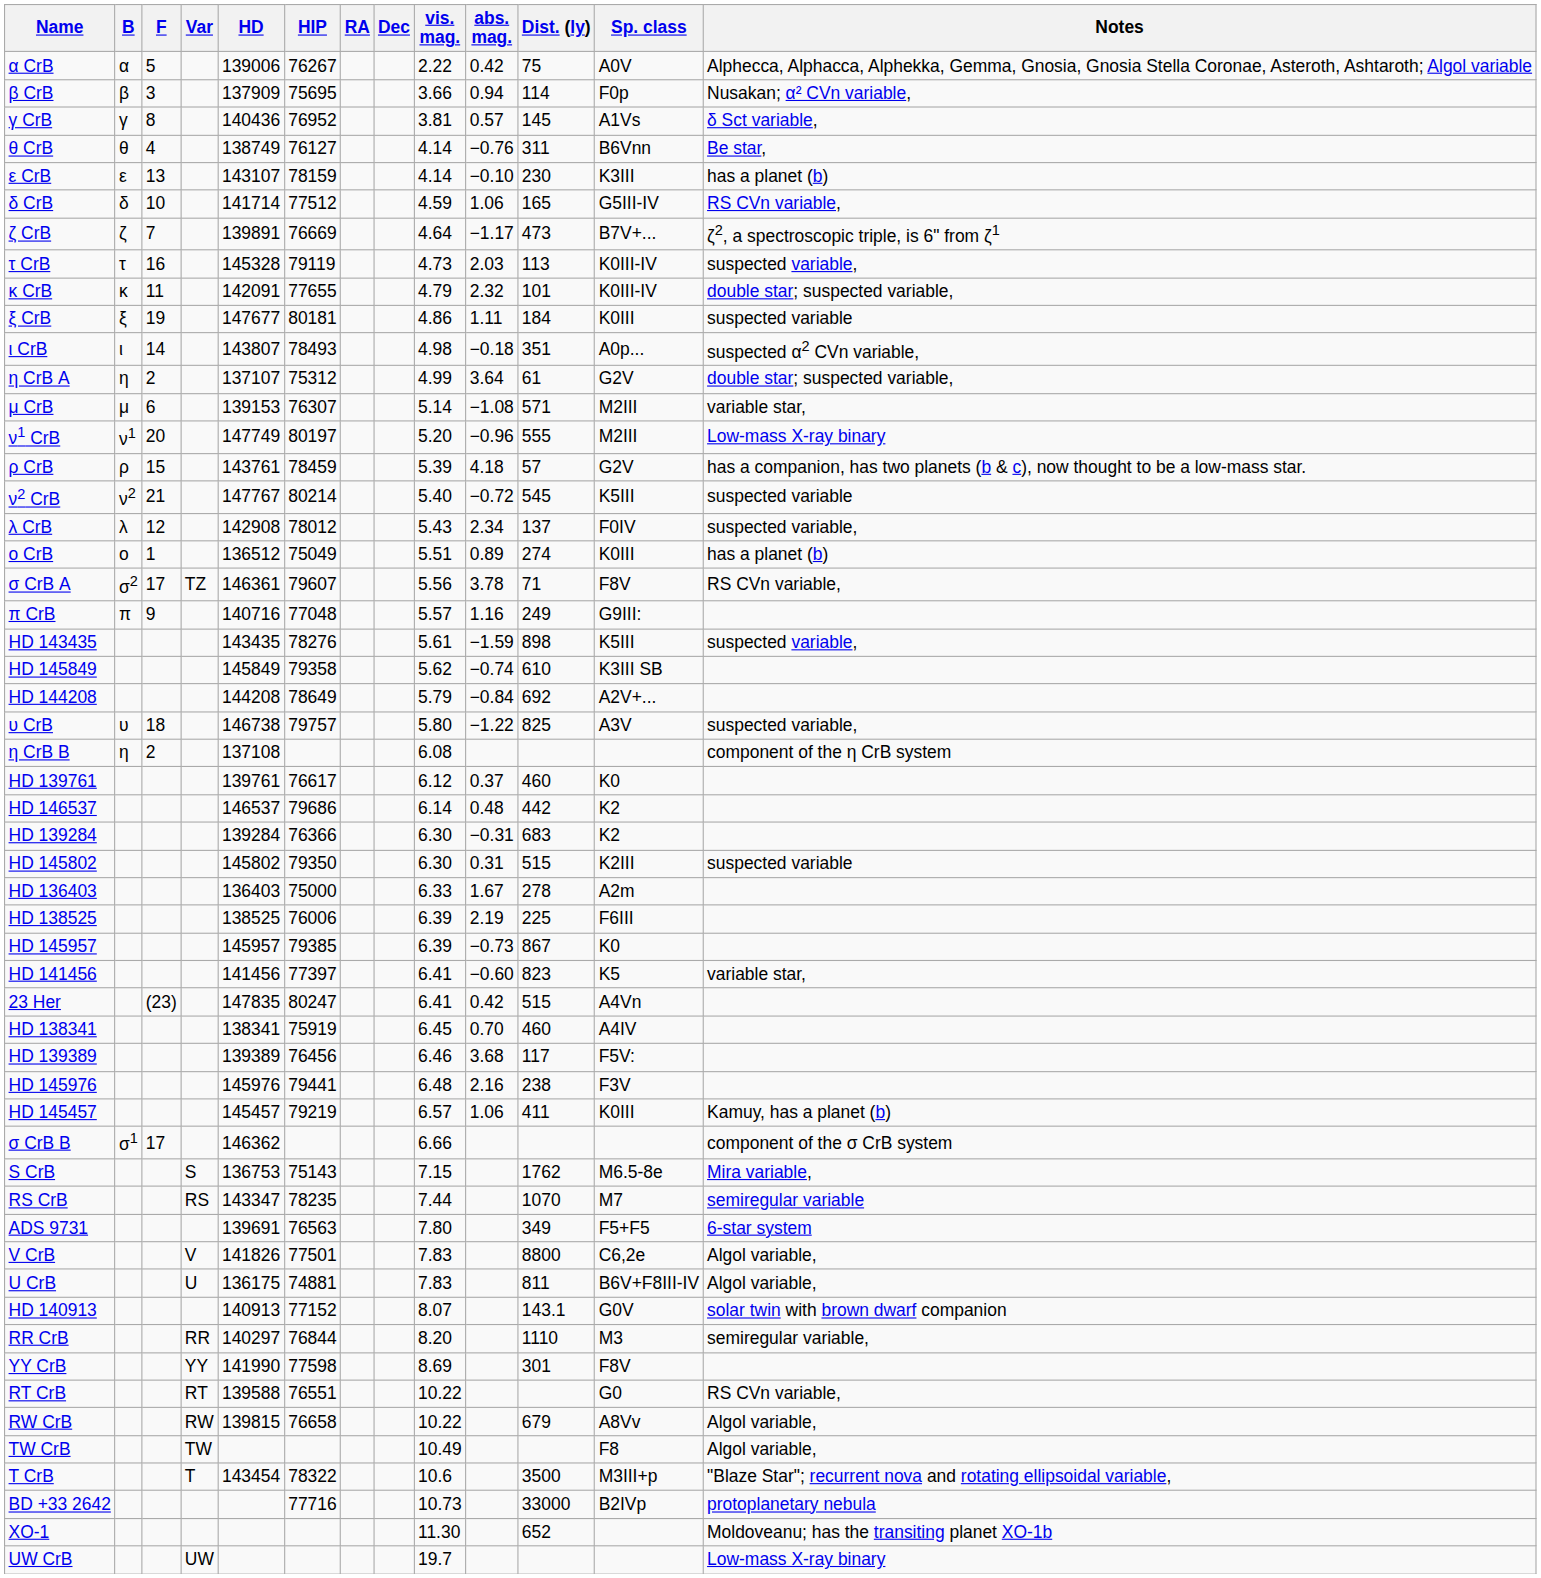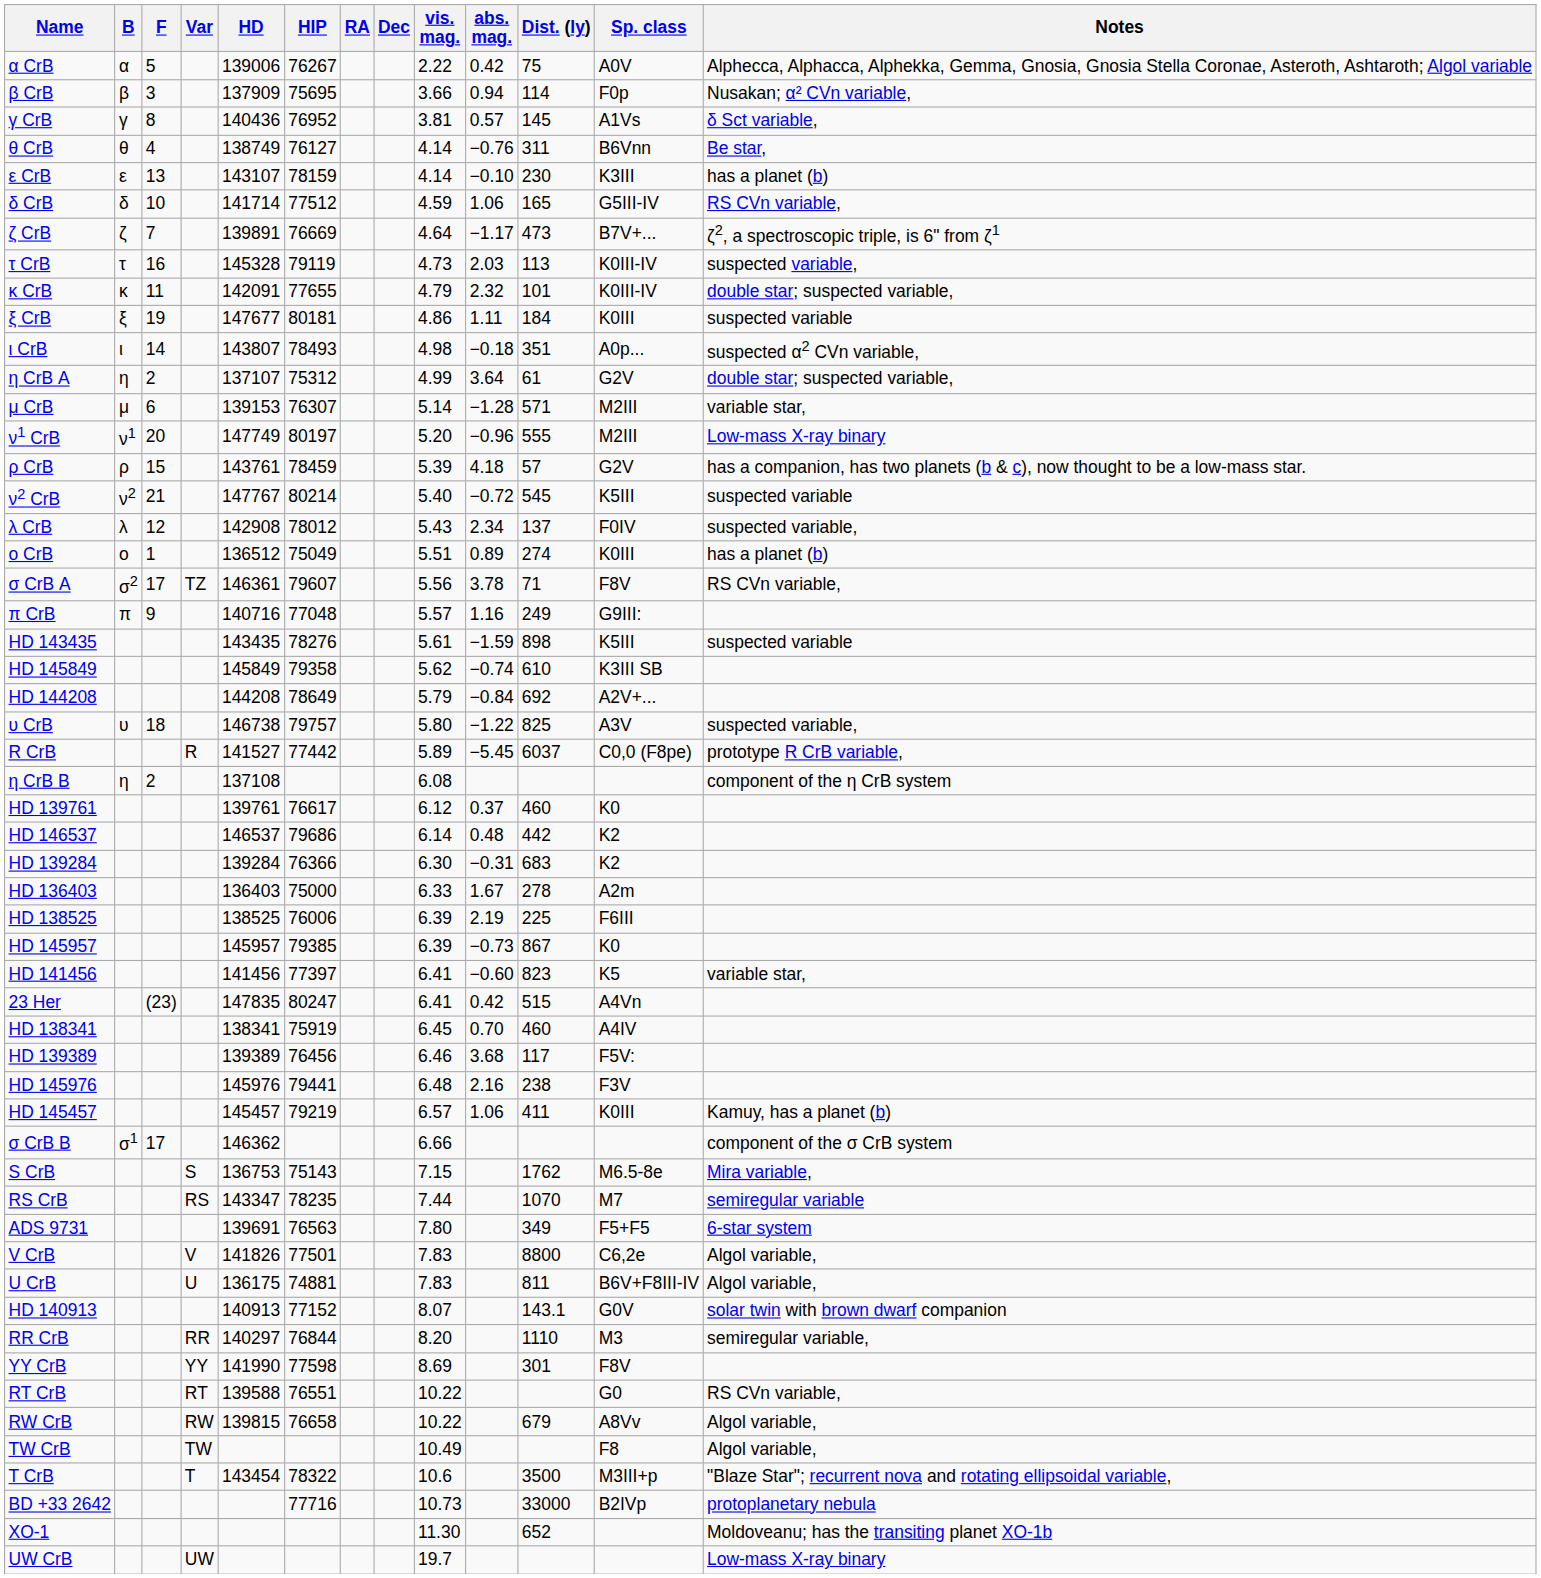(492, 406) −1.08 -> (492, 406) −1.28
(782, 642) suspected variable, -> (780, 642) suspected variable
+ row: (32, 753)
- row: (53, 863)
